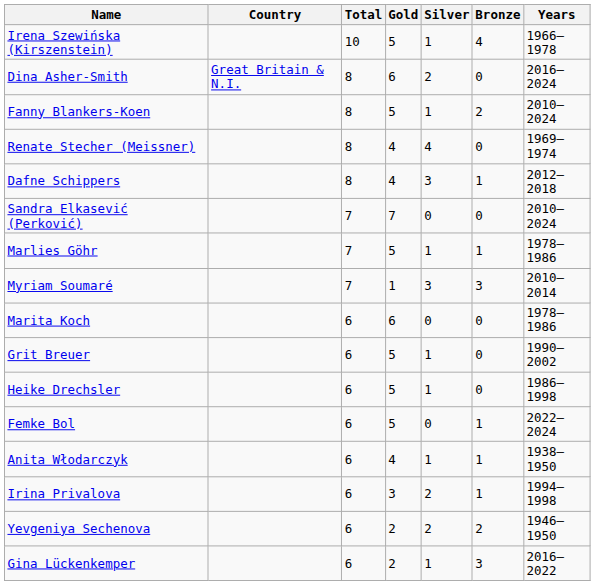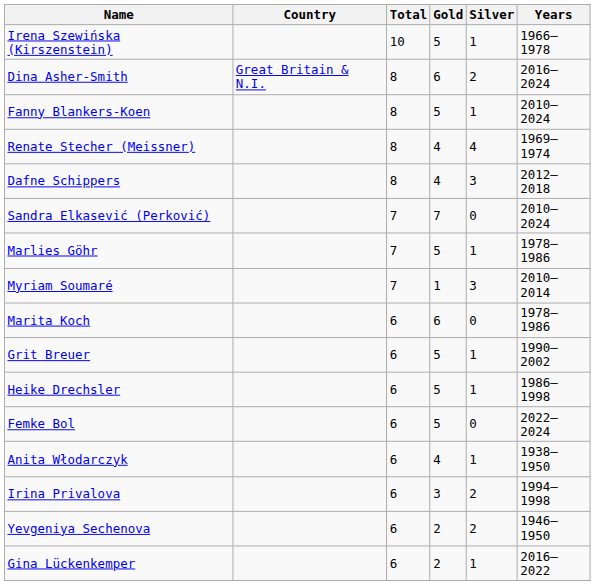- column: (498, 15)
